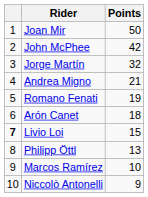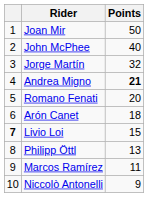(135, 47) 42 -> (135, 47) 40
(135, 81) normal -> (135, 81) bold
(135, 99) 19 -> (135, 99) 20
(135, 167) 10 -> (135, 167) 11
